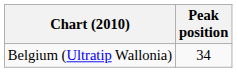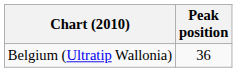(204, 55) 34 -> (204, 55) 36
